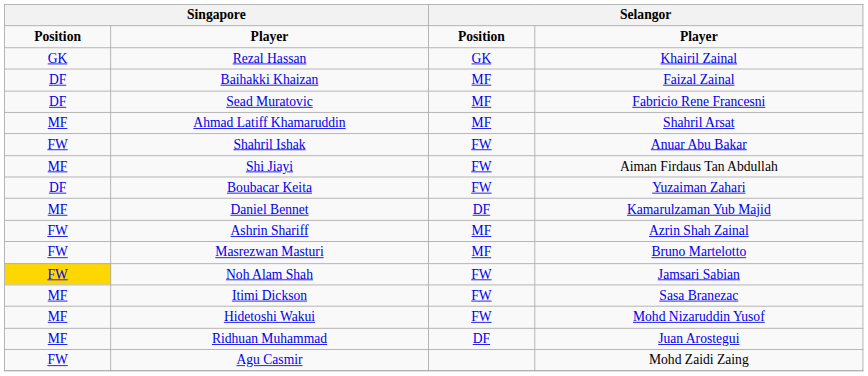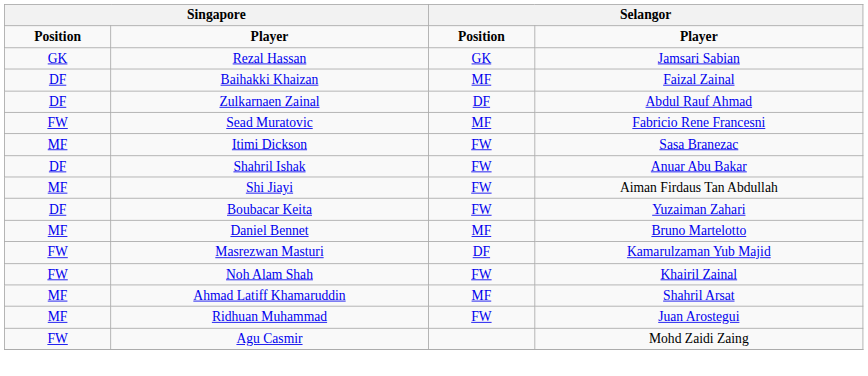(699, 58) Khairil Zainal -> (699, 58) Jamsari Sabian
+ row: (269, 101)
(58, 101) DF -> (58, 123) FW
rows swapped: (269, 123) <-> (269, 295)
(58, 144) FW -> (58, 166) DF
(481, 209) DF -> (481, 230) MF
(699, 209) Kamarulzaman Yub Majid -> (699, 230) Bruno Martelotto
- row: (269, 230)
(481, 252) MF -> (481, 252) DF
(699, 252) Bruno Martelotto -> (699, 252) Kamarulzaman Yub Majid
(58, 274) gold background -> (58, 274) no background
(699, 274) Jamsari Sabian -> (699, 274) Khairil Zainal
- row: (269, 317)
(481, 338) DF -> (481, 317) FW
